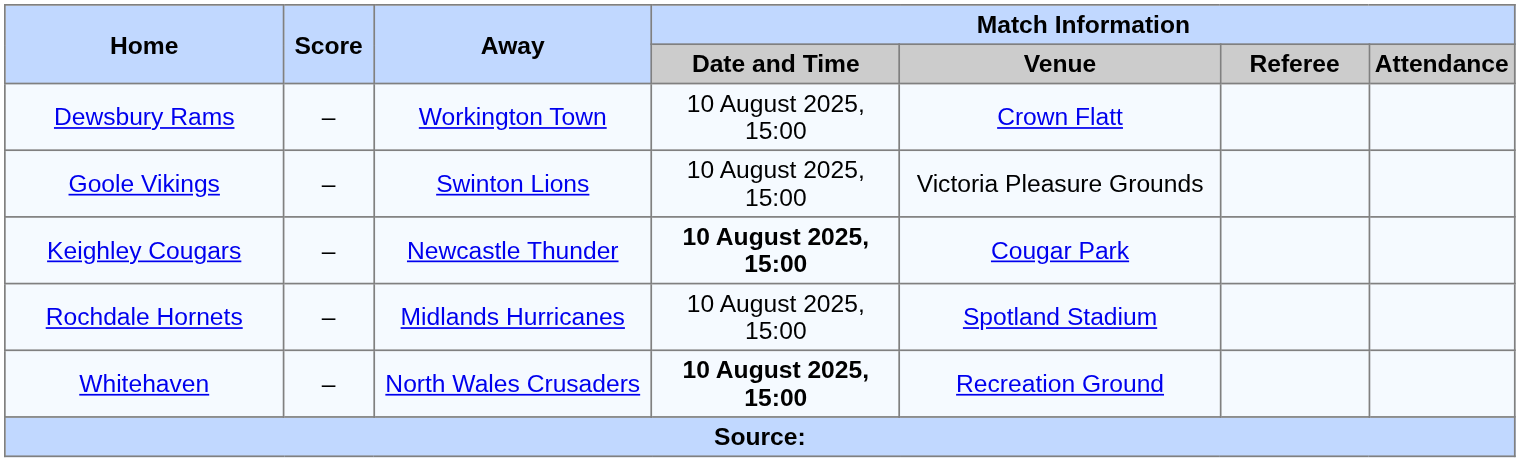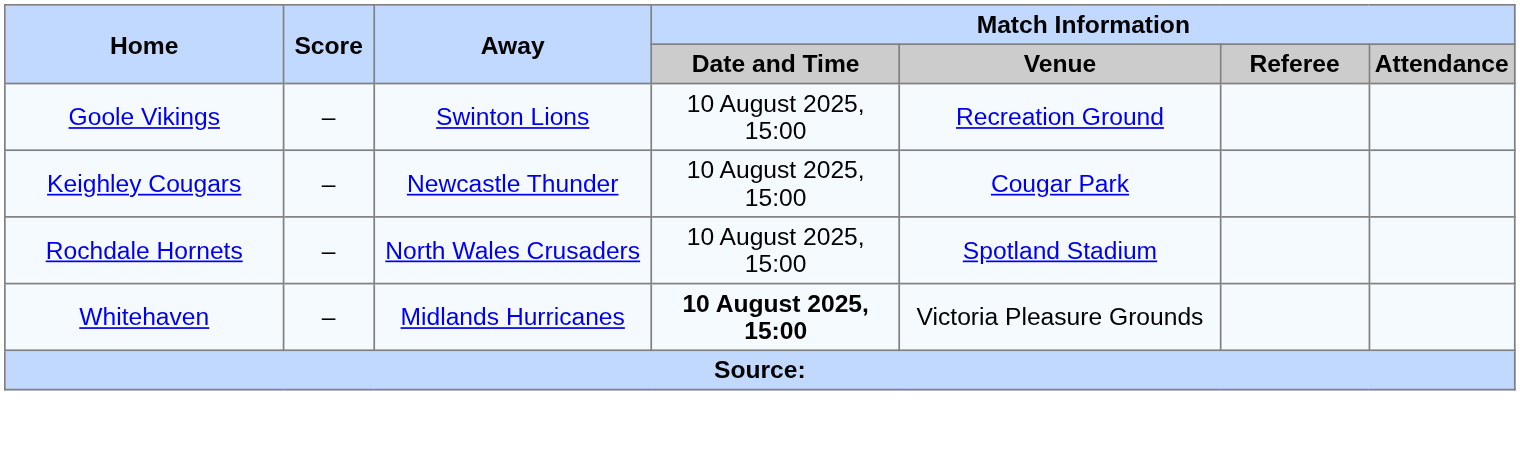- row: (144, 117)
(1060, 184) Victoria Pleasure Grounds -> (1060, 117) Recreation Ground
(776, 250) bold -> (776, 184) normal
(513, 317) Midlands Hurricanes -> (513, 250) North Wales Crusaders
(513, 384) North Wales Crusaders -> (513, 317) Midlands Hurricanes
(1060, 384) Recreation Ground -> (1060, 317) Victoria Pleasure Grounds
